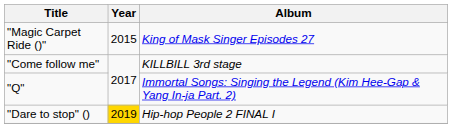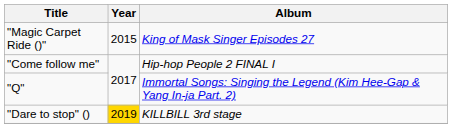(192, 63) KILLBILL 3rd stage -> (208, 63) Hip-hop People 2 FINAL I
(208, 114) Hip-hop People 2 FINAL I -> (192, 114) KILLBILL 3rd stage
